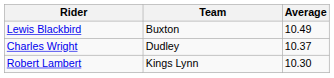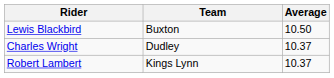(298, 30) 10.49 -> (298, 30) 10.50
(298, 64) 10.30 -> (298, 64) 10.37
